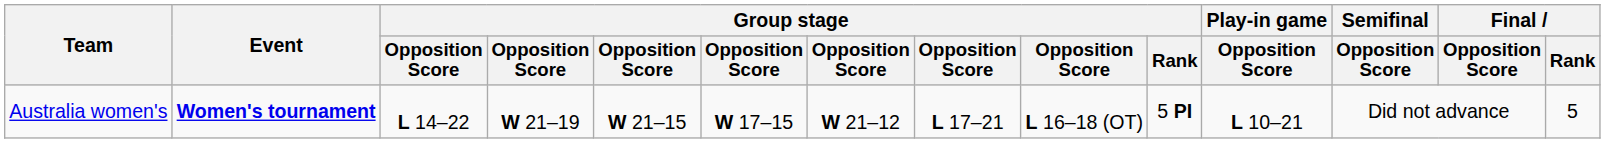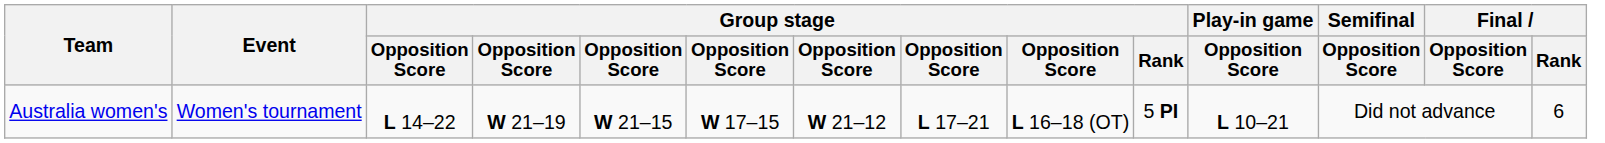(276, 112) bold -> (269, 112) normal
(1573, 112) 5 -> (1559, 112) 6
